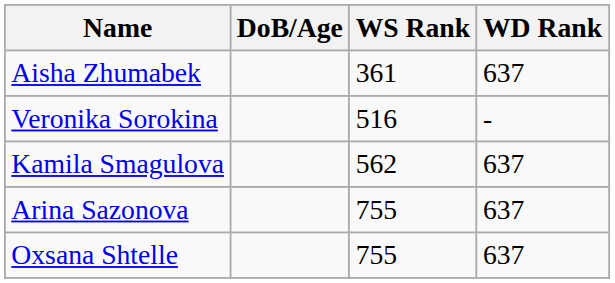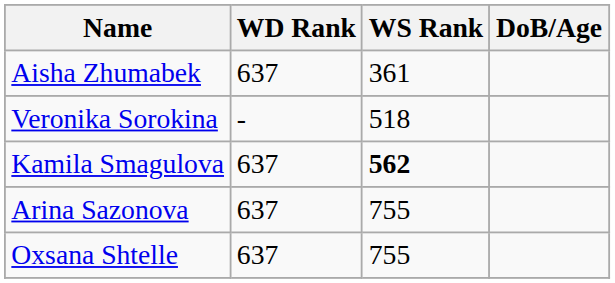columns swapped: (290, 27) <-> (543, 27)
(376, 118) 516 -> (389, 118) 518
(376, 164) normal -> (389, 164) bold
